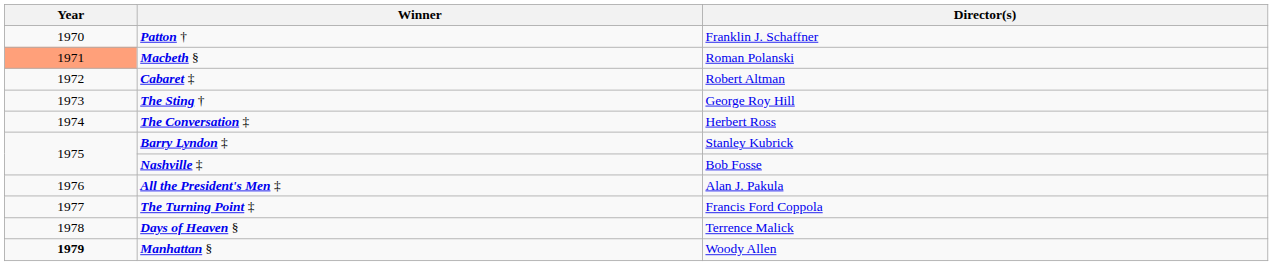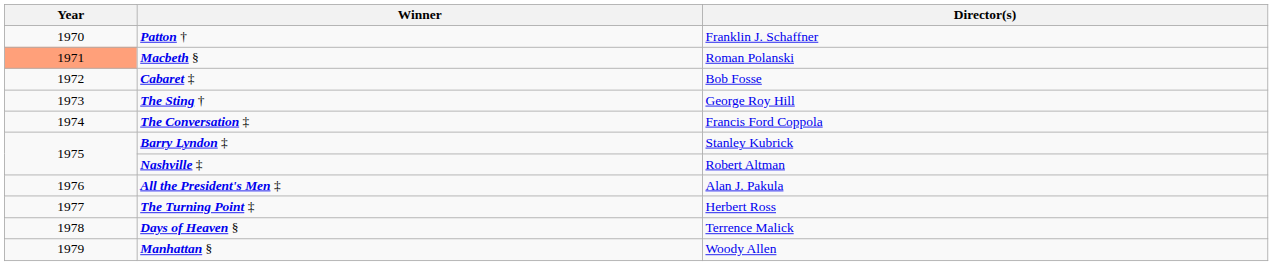(745, 79) Robert Altman -> (734, 79) Bob Fosse
(741, 121) Herbert Ross -> (764, 121) Francis Ford Coppola
(734, 164) Bob Fosse -> (745, 164) Robert Altman
(764, 206) Francis Ford Coppola -> (741, 206) Herbert Ross
(71, 249) bold -> (71, 249) normal
